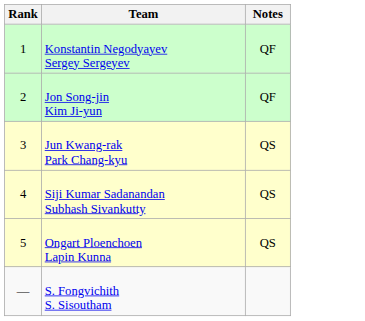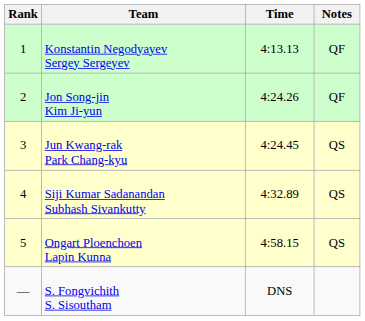+ column: (280, 14)
